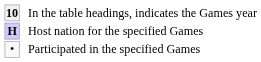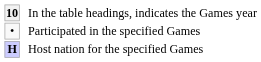rows swapped: (114, 49) <-> (116, 31)
